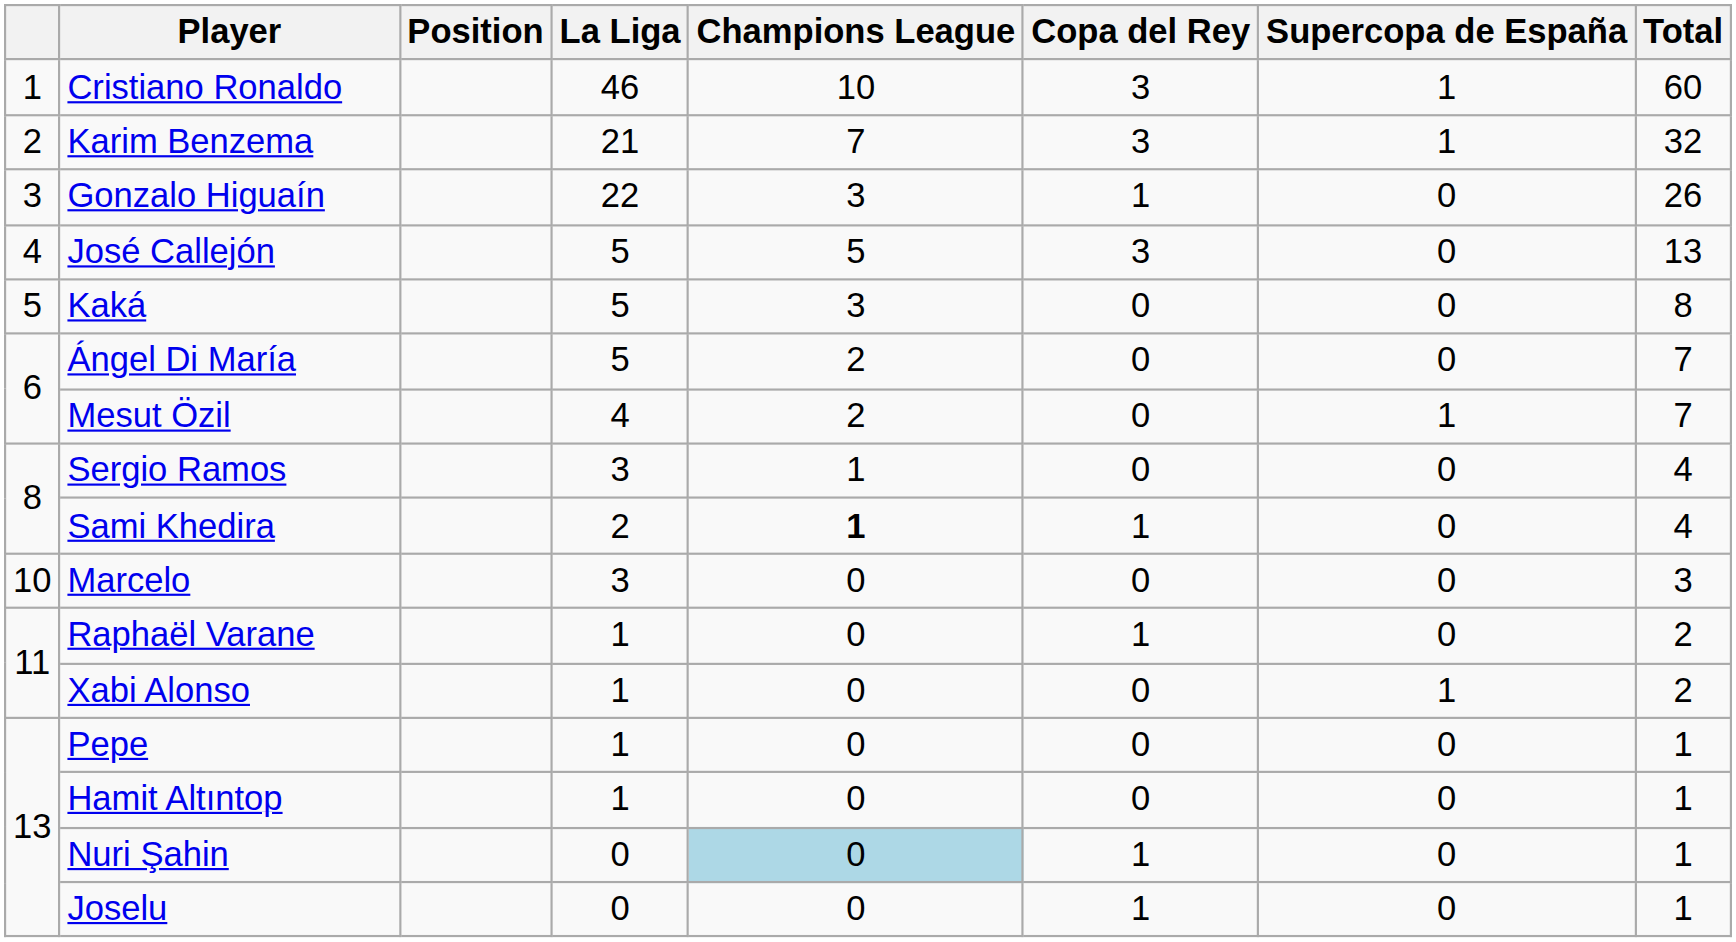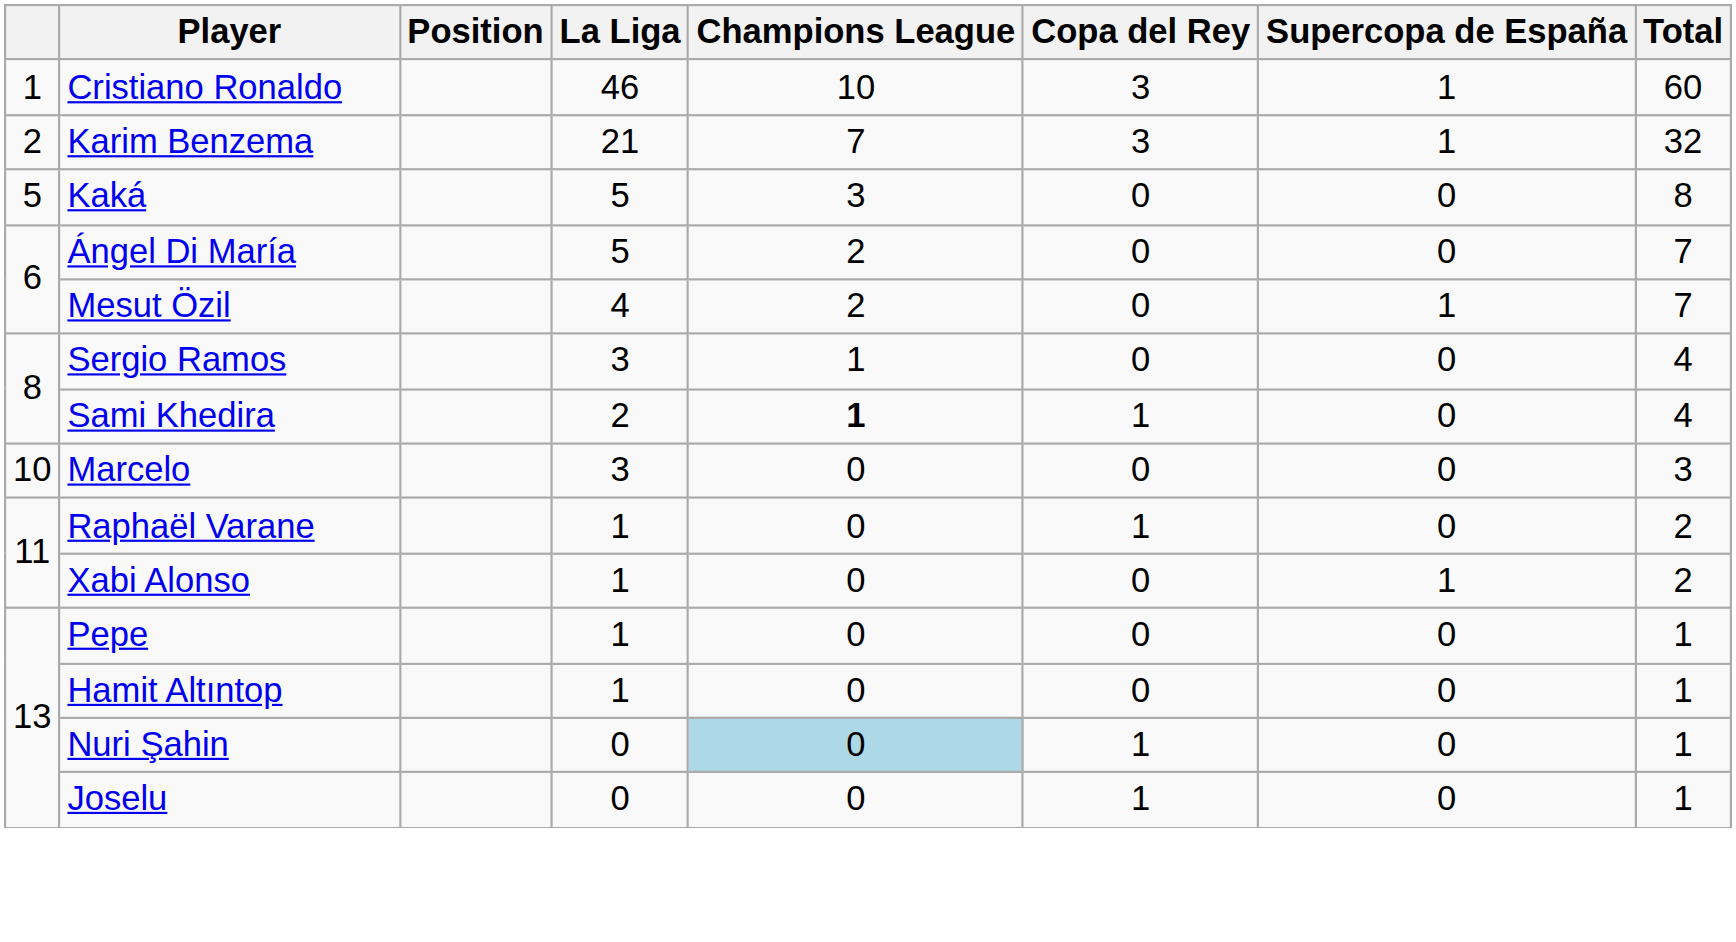- row: (196, 196)
- row: (171, 251)
